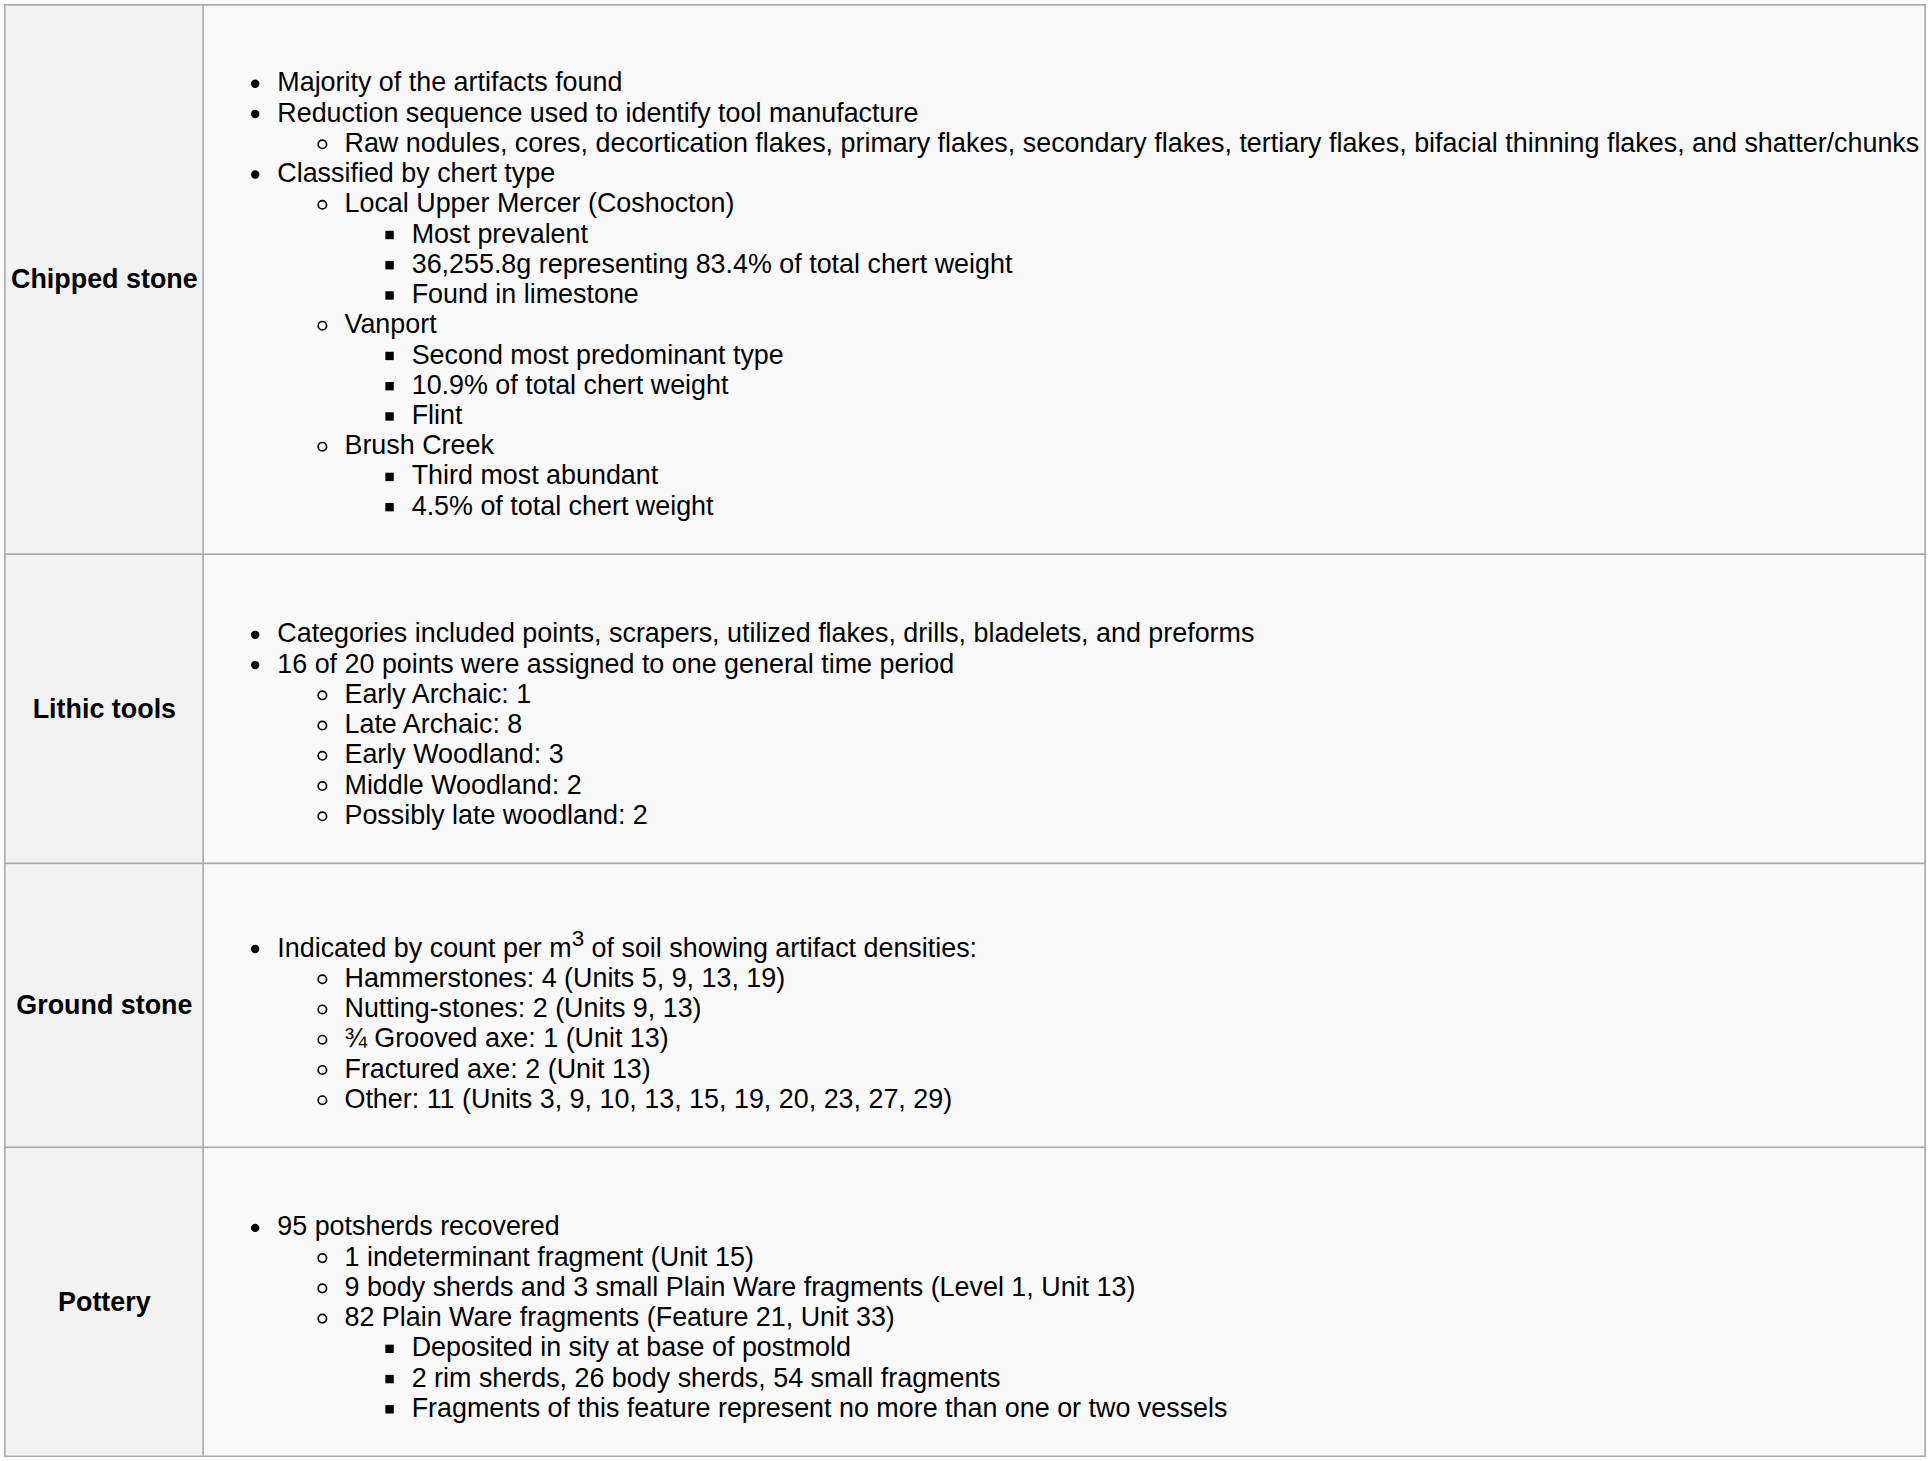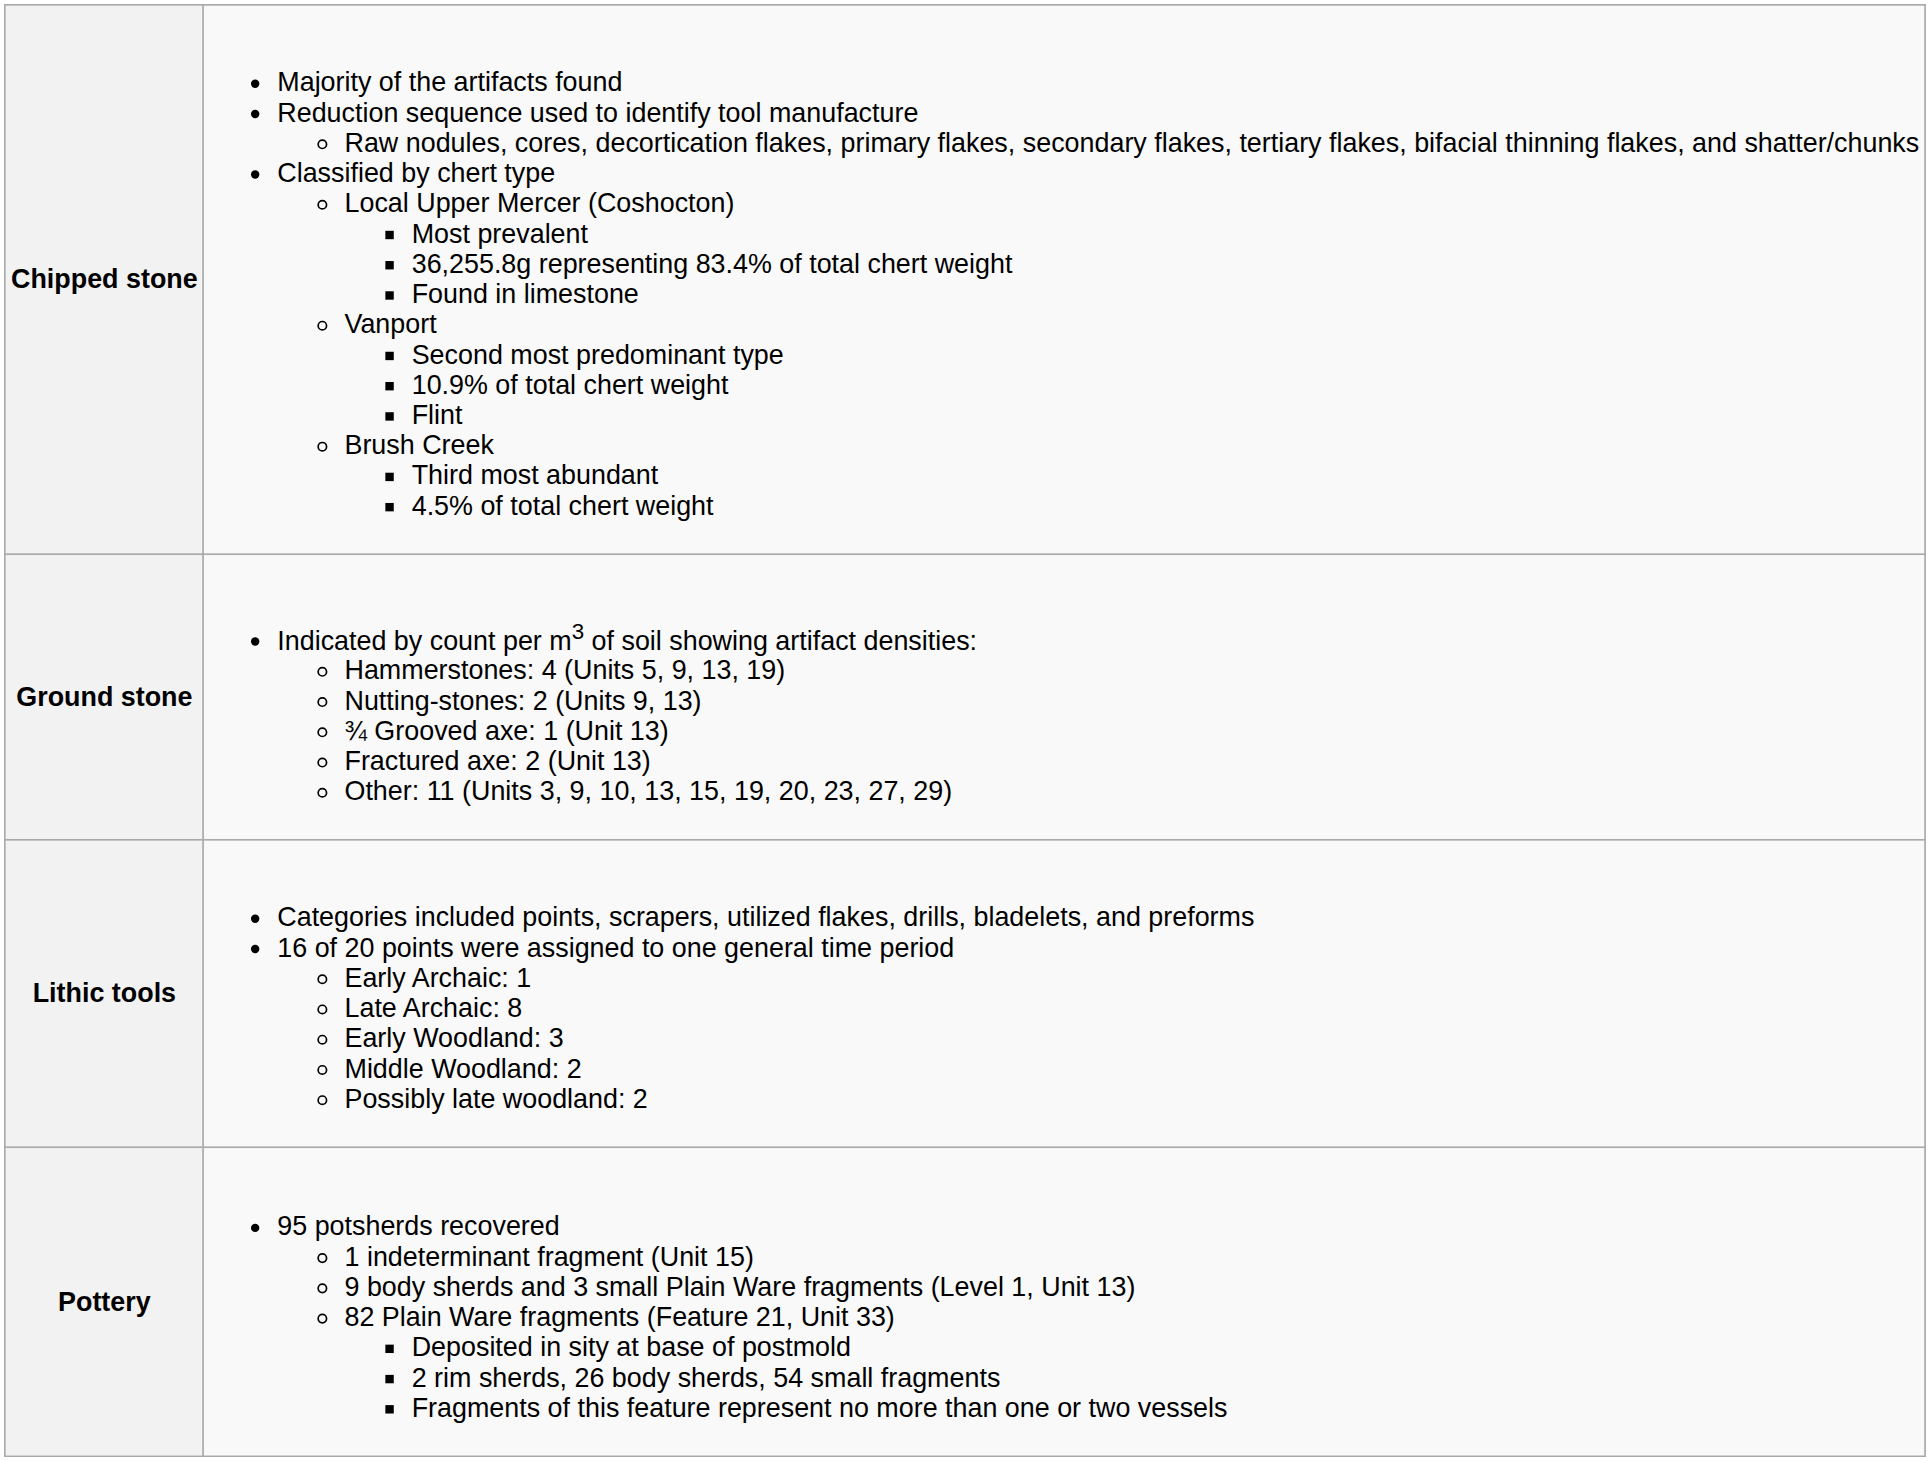rows swapped: (104, 708) <-> (104, 1005)
